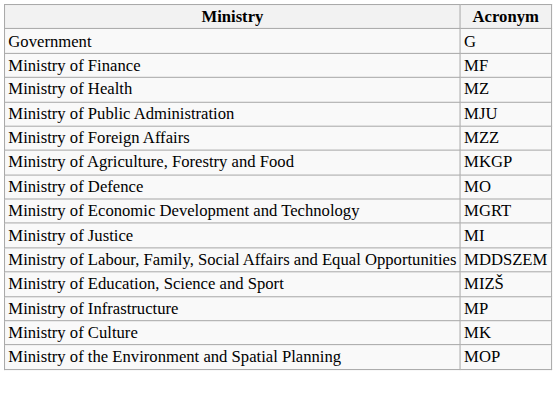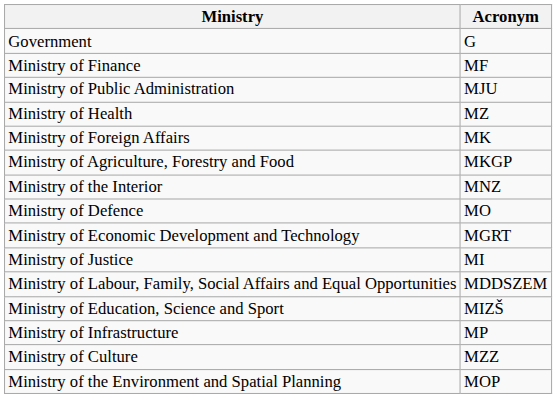rows swapped: (121, 113) <-> (70, 89)
(482, 138) MZZ -> (478, 138) MK
+ row: (85, 186)
(478, 332) MK -> (482, 356) MZZ
